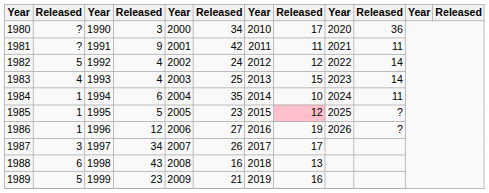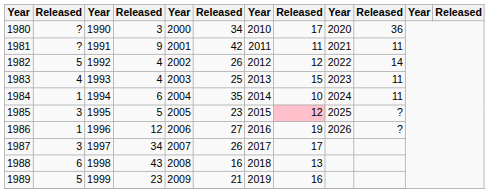(237, 63) 24 -> (237, 63) 26
(397, 79) 14 -> (397, 79) 11
(79, 113) 1 -> (79, 113) 3
